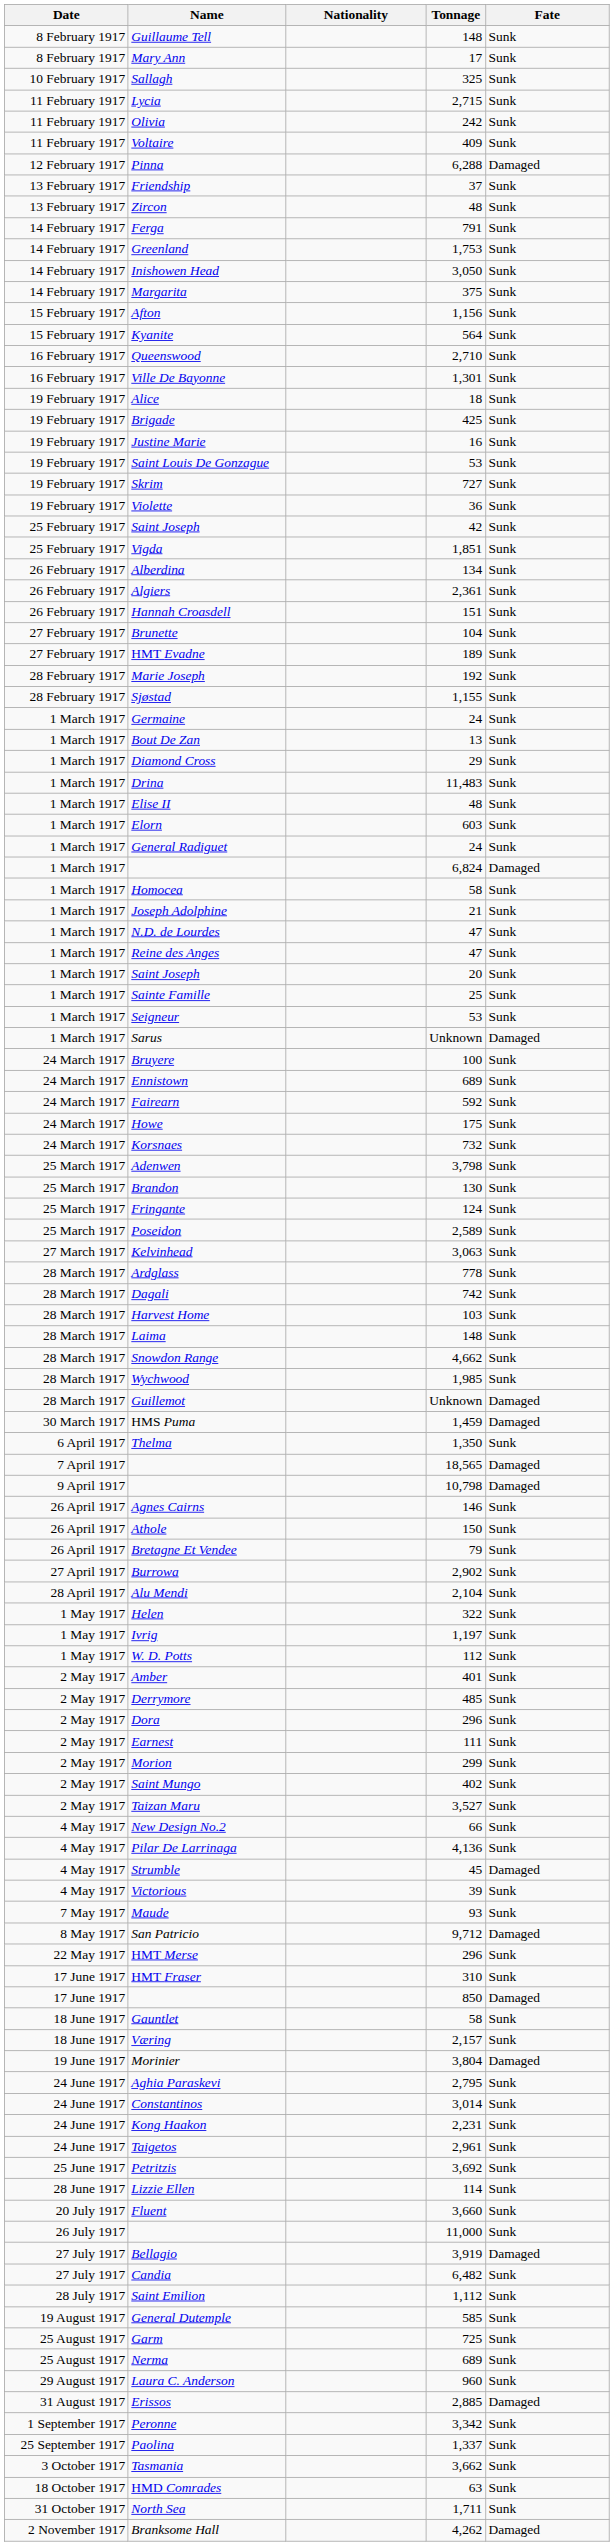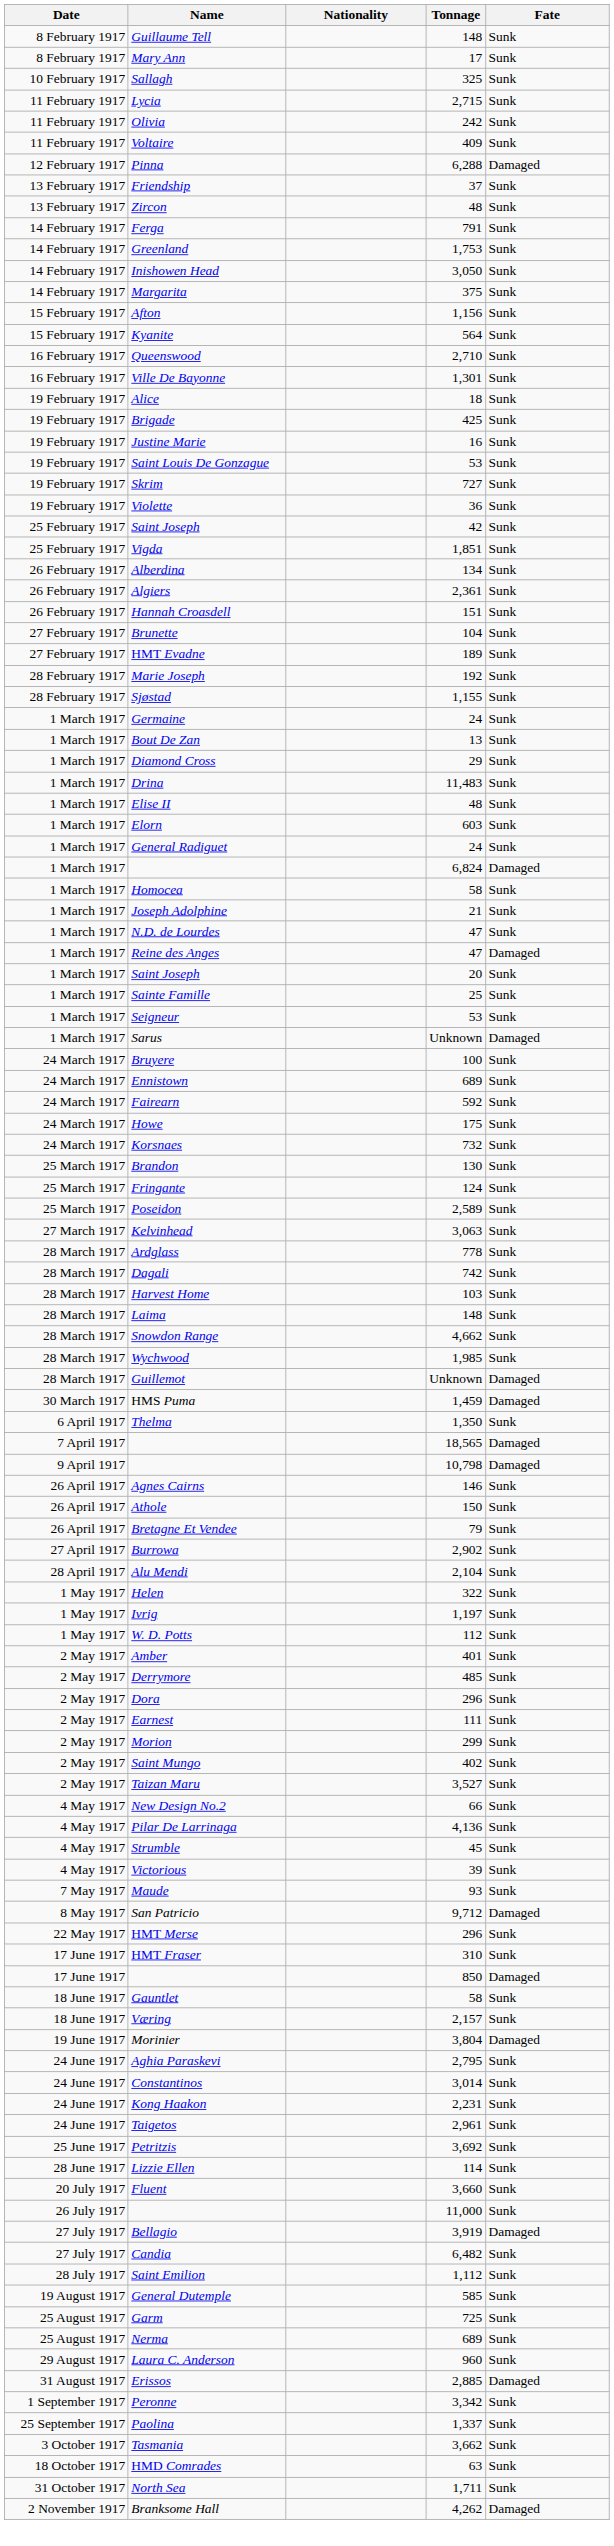(502, 953) Sunk -> (514, 953) Damaged
- row: (156, 1166)
(514, 1869) Damaged -> (502, 1848) Sunk
